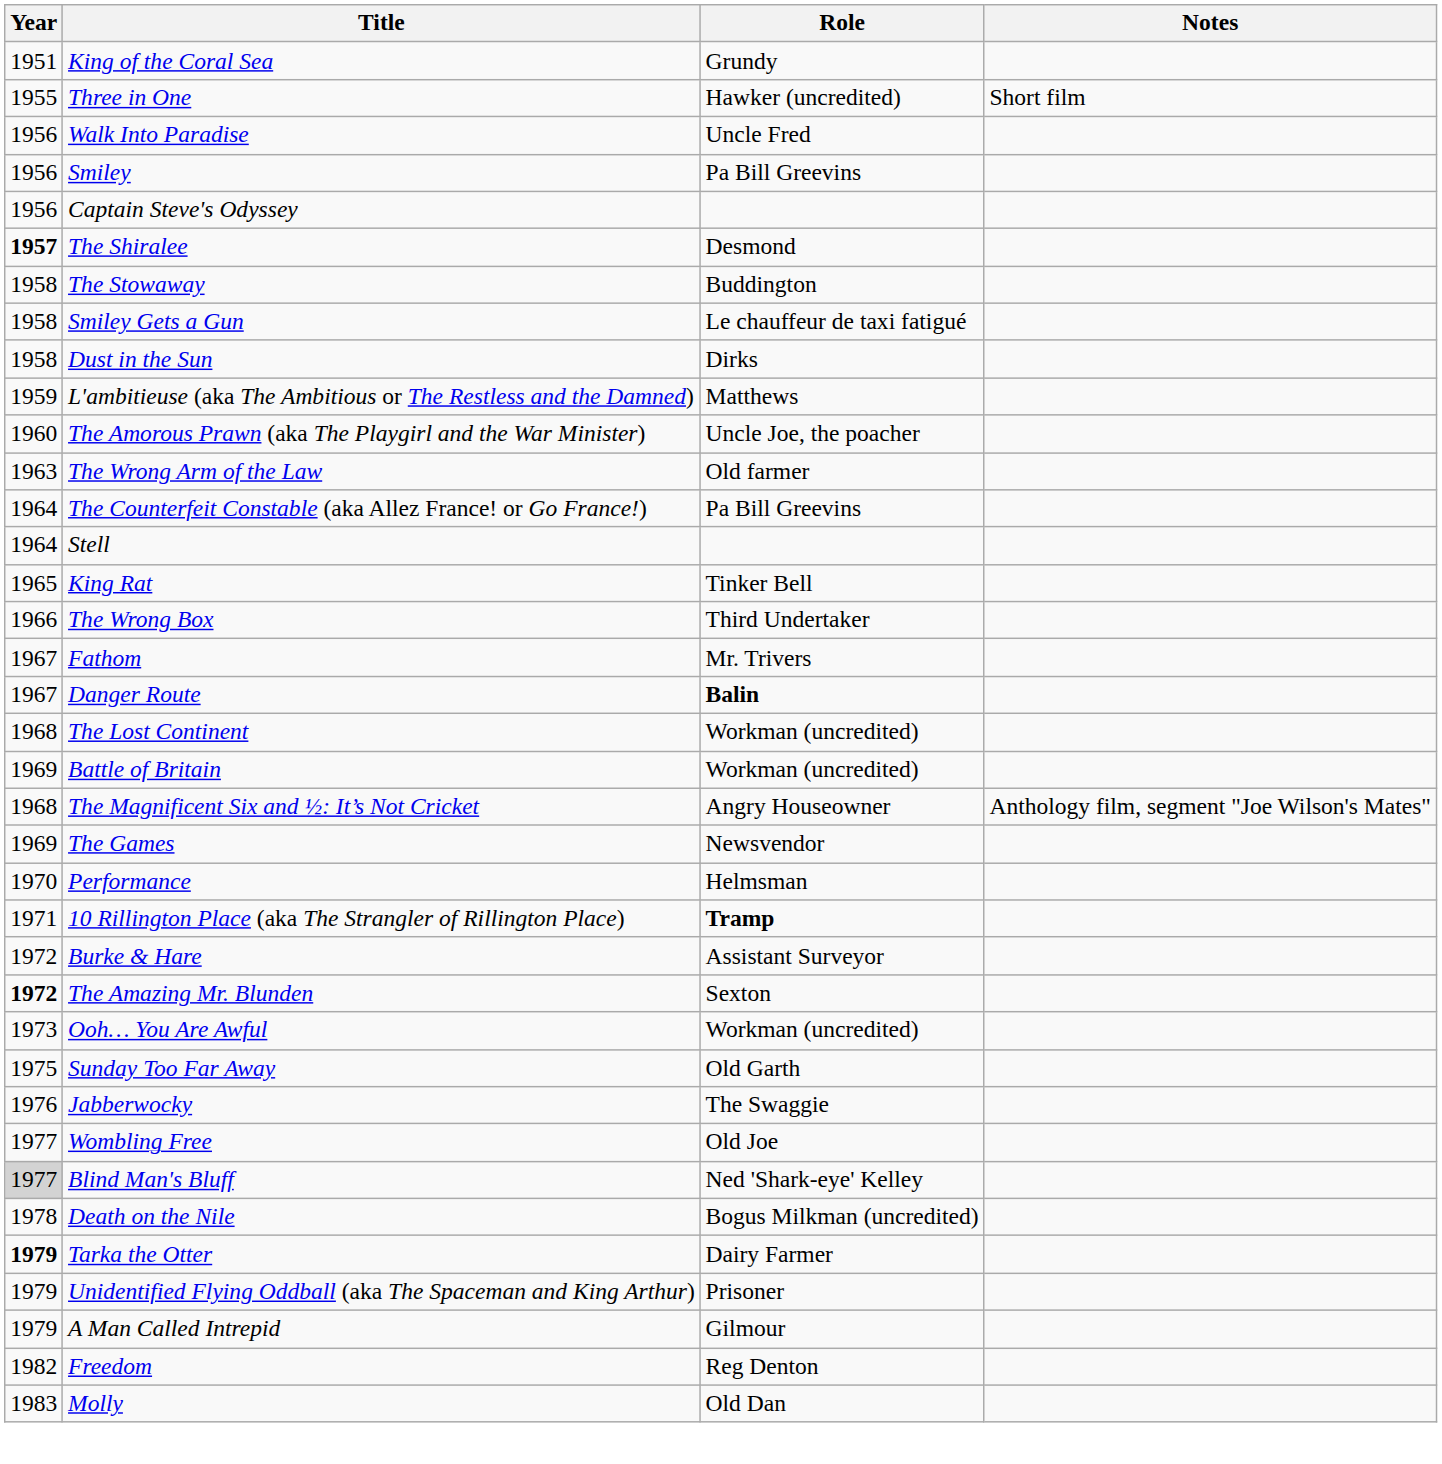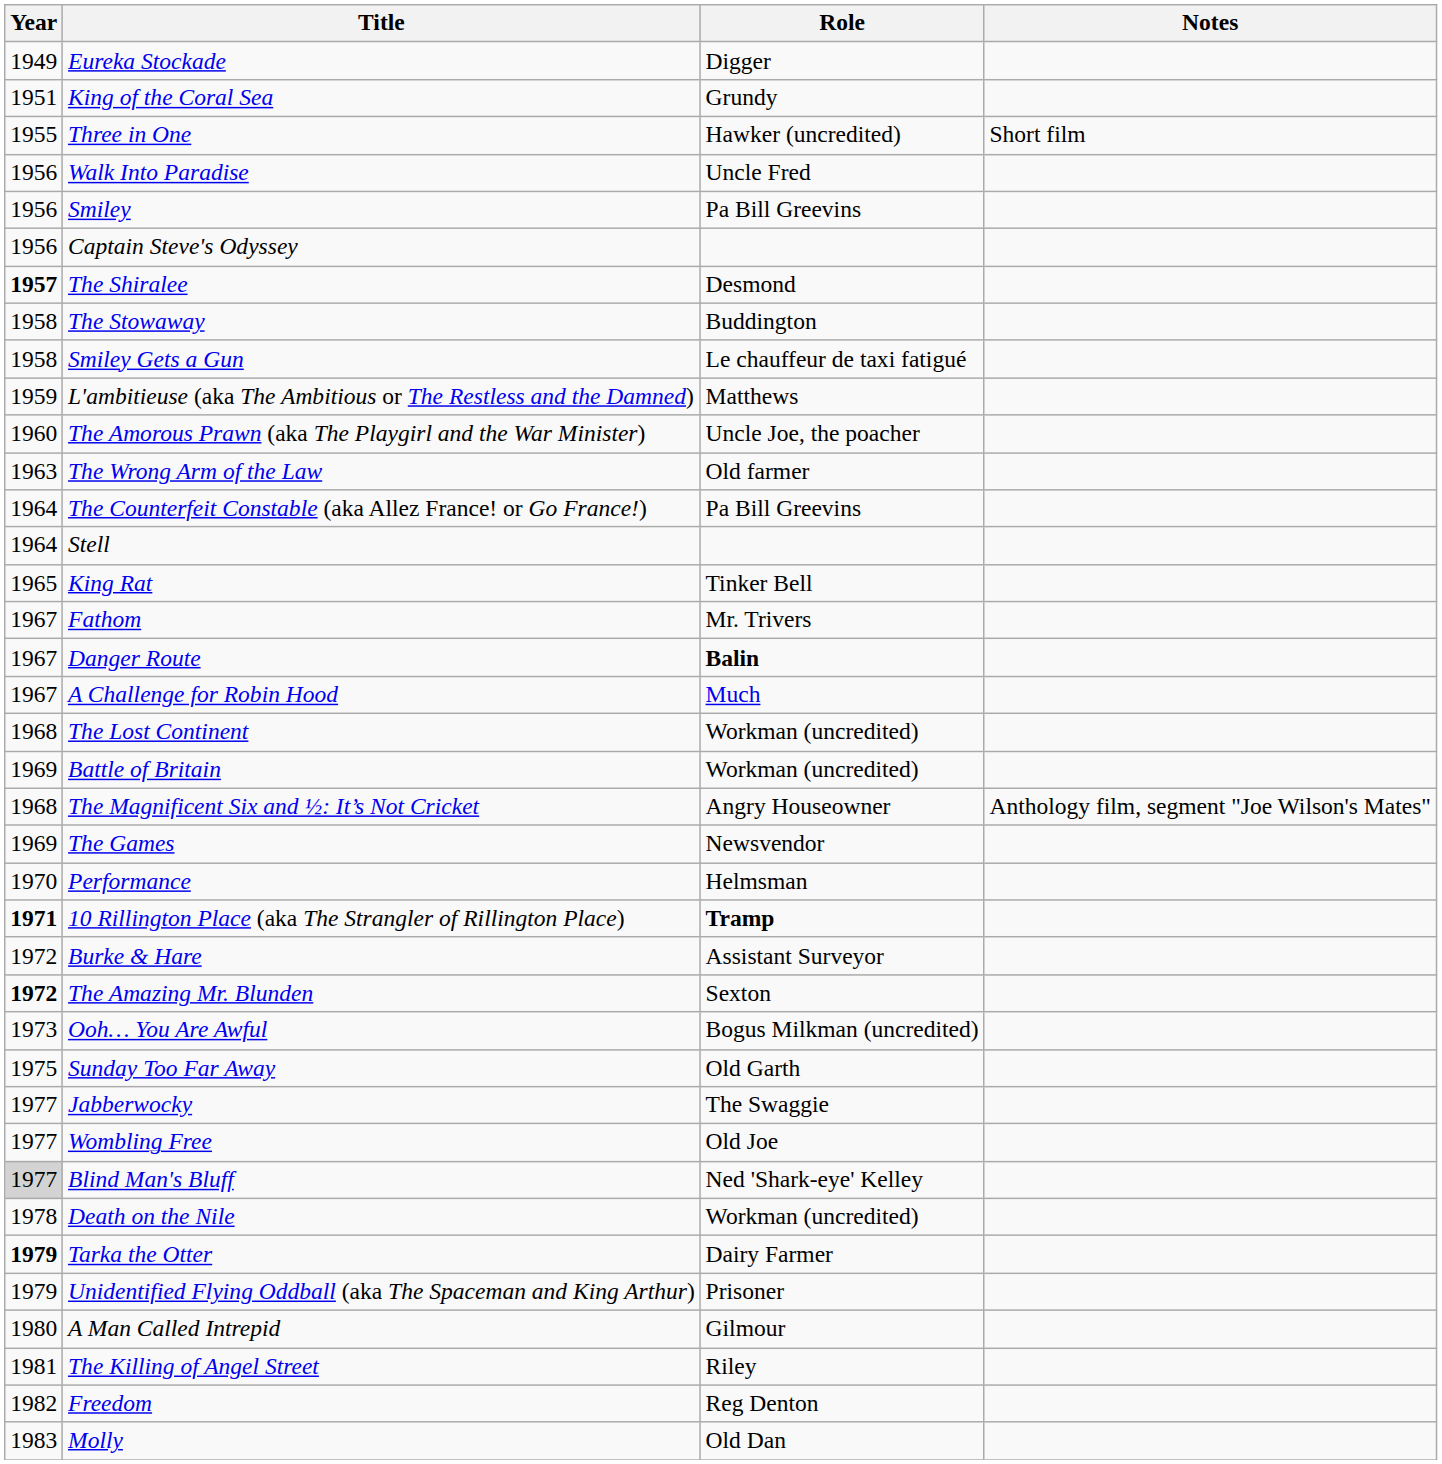+ row: (147, 60)
- row: (140, 358)
- row: (141, 619)
+ row: (203, 694)
(34, 918) normal -> (34, 918) bold
(812, 1030) Workman (uncredited) -> (842, 1030) Bogus Milkman (uncredited)
(34, 1104) 1976 -> (34, 1104) 1977
(842, 1216) Bogus Milkman (uncredited) -> (812, 1216) Workman (uncredited)
(34, 1328) 1979 -> (34, 1328) 1980
+ row: (193, 1365)
